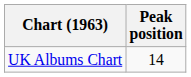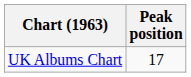(156, 59) 14 -> (156, 59) 17
